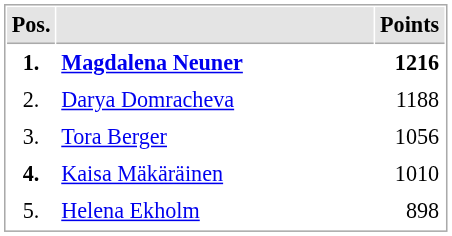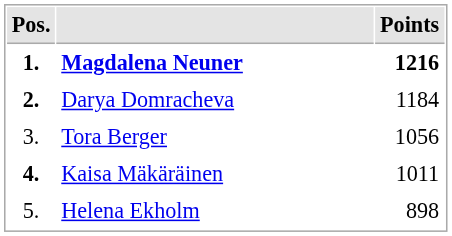(31, 99) normal -> (31, 99) bold
(417, 99) 1188 -> (417, 99) 1184
(417, 173) 1010 -> (417, 173) 1011
